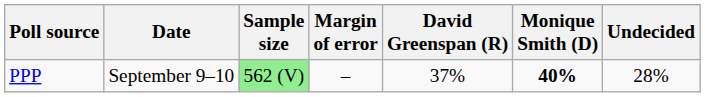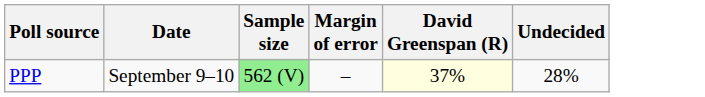- column: (558, 32)
(448, 75) no background -> (448, 75) lightyellow background
